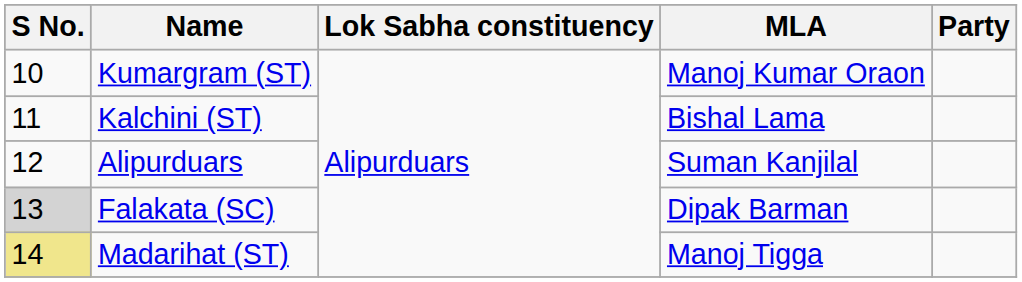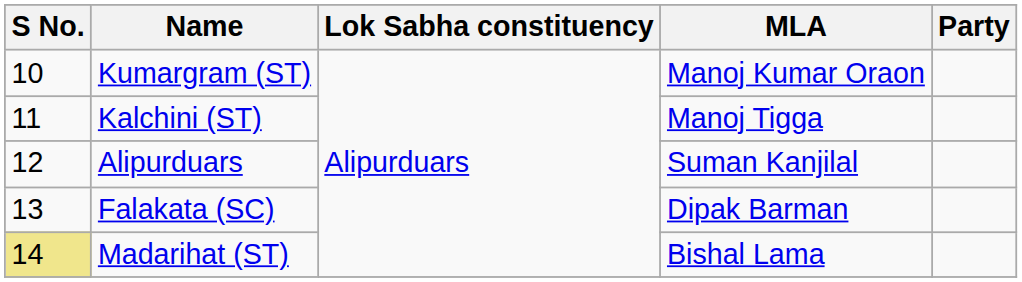(746, 118) Bishal Lama -> (745, 118) Manoj Tigga
(27, 208) lightgrey background -> (27, 208) no background
(745, 254) Manoj Tigga -> (746, 254) Bishal Lama
